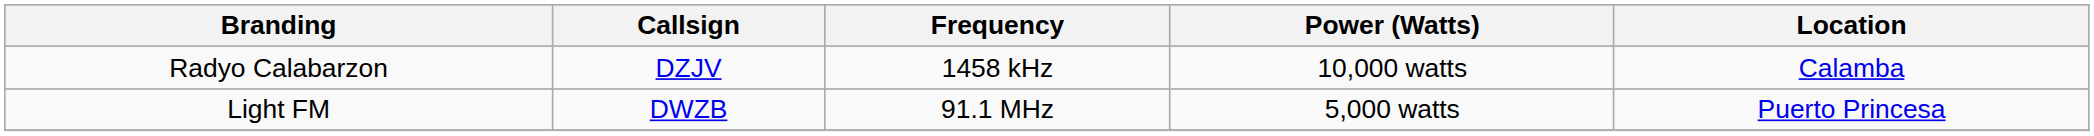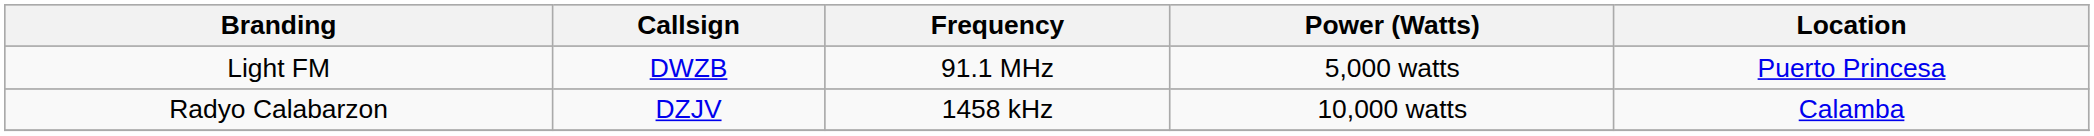rows swapped: (279, 67) <-> (279, 109)
